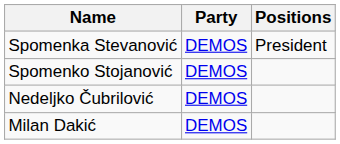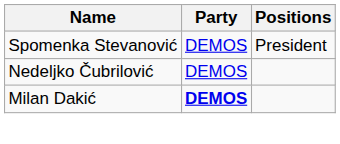- row: (90, 71)
(216, 125) normal -> (216, 98) bold
